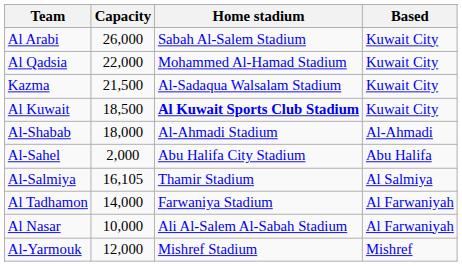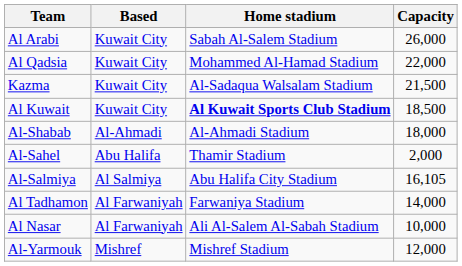columns swapped: (410, 16) <-> (123, 16)
(232, 156) Abu Halifa City Stadium -> (237, 156) Thamir Stadium
(206, 179) Thamir Stadium -> (263, 179) Abu Halifa City Stadium
